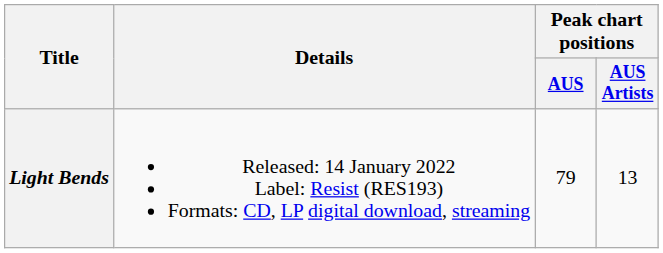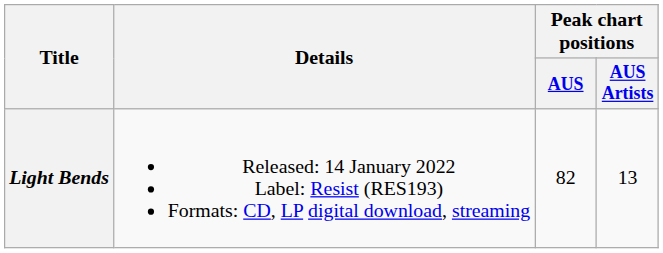(566, 177) 79 -> (566, 177) 82
